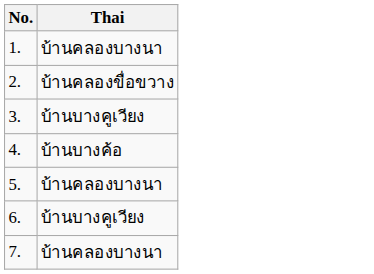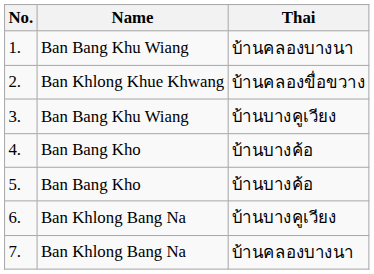+ column: (133, 17)
(102, 184) บ้านคลองบางนา -> (273, 184) บ้านบางค้อ
